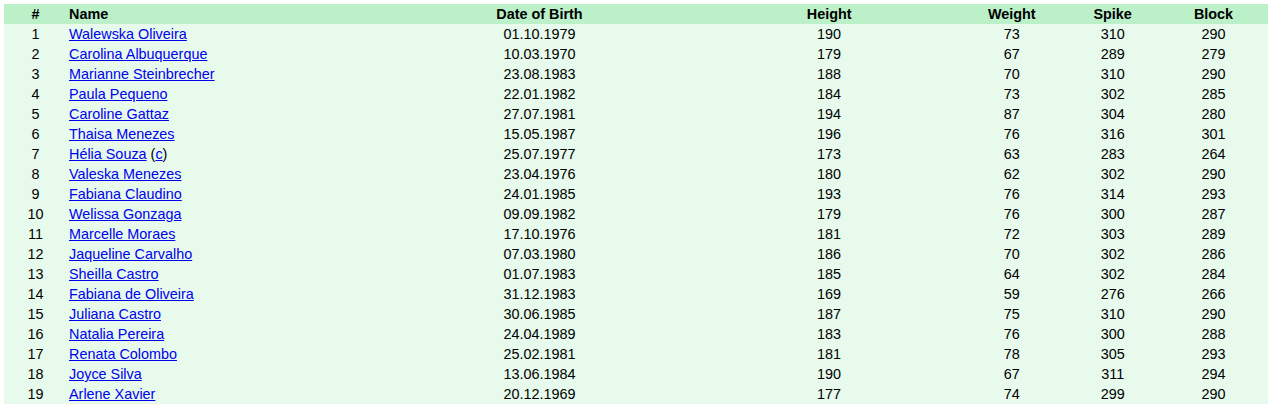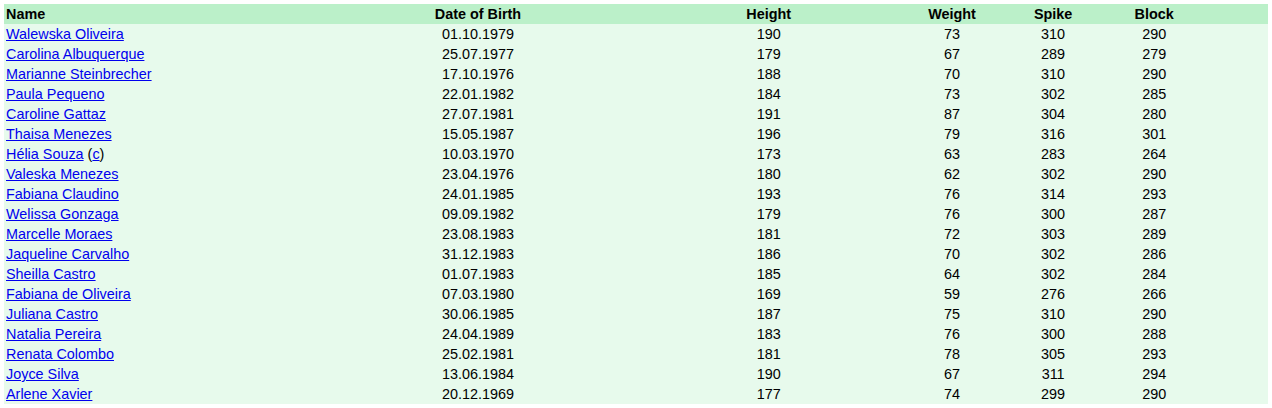- column: (35, 14)
(539, 54) 10.03.1970 -> (478, 54) 25.07.1977
(539, 74) 23.08.1983 -> (478, 74) 17.10.1976
(829, 114) 194 -> (769, 114) 191
(1012, 134) 76 -> (952, 134) 79
(539, 154) 25.07.1977 -> (478, 154) 10.03.1970
(539, 234) 17.10.1976 -> (478, 234) 23.08.1983
(539, 254) 07.03.1980 -> (478, 254) 31.12.1983
(539, 294) 31.12.1983 -> (478, 294) 07.03.1980
